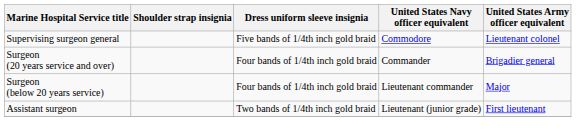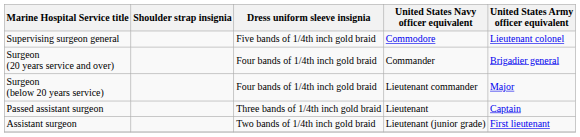+ row: (55, 108)
